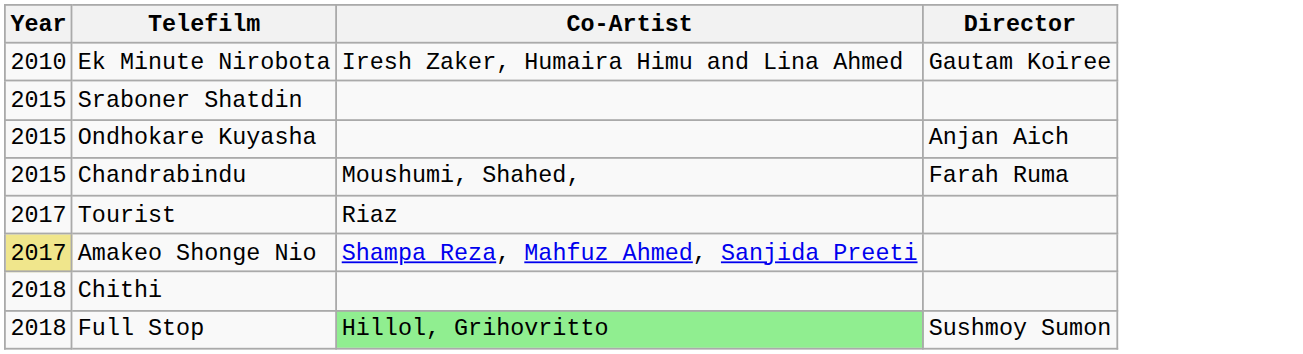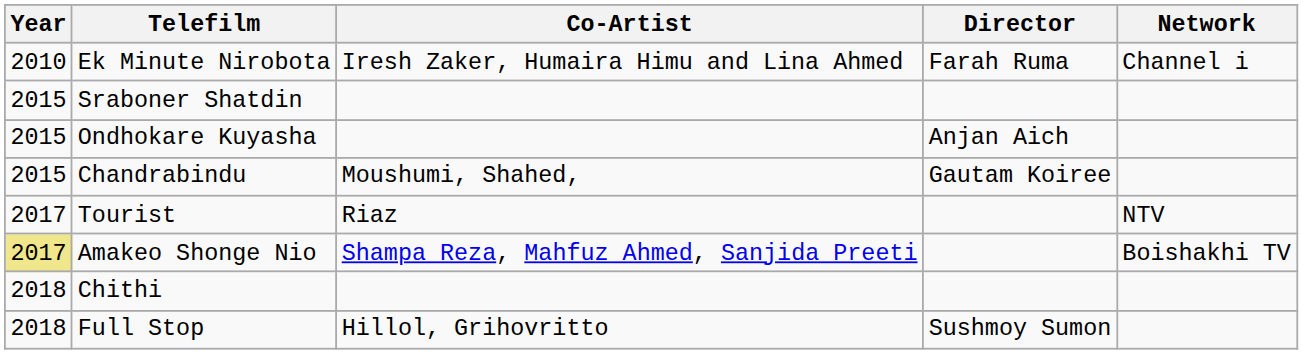+ column: (1207, 24)
(1020, 62) Gautam Koiree -> (999, 62) Farah Ruma
(999, 177) Farah Ruma -> (1020, 177) Gautam Koiree
(475, 329) lightgreen background -> (475, 329) no background
